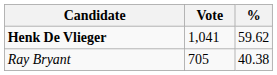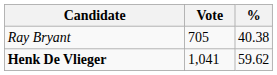rows swapped: (57, 37) <-> (39, 59)
